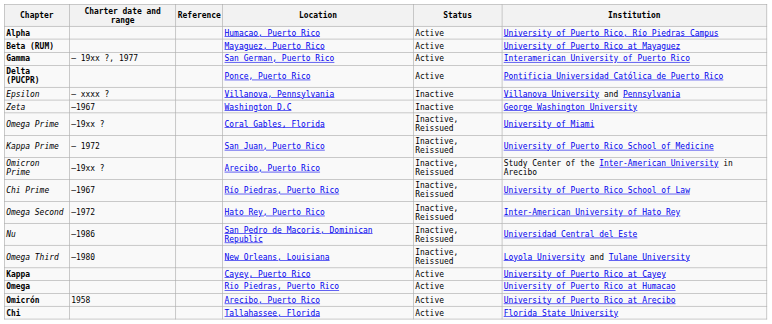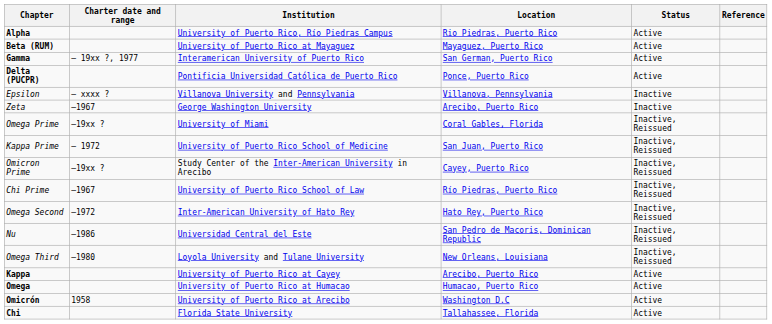columns swapped: (634, 15) <-> (199, 15)
(272, 33) Humacao, Puerto Rico -> (500, 33) Rio Piedras, Puerto Rico
(258, 107) Washington D.C -> (491, 107) Arecibo, Puerto Rico
(272, 168) Arecibo, Puerto Rico -> (486, 168) Cayey, Puerto Rico
(268, 274) Cayey, Puerto Rico -> (491, 274) Arecibo, Puerto Rico
(282, 287) Rio Piedras, Puerto Rico -> (491, 287) Humacao, Puerto Rico
(272, 300) Arecibo, Puerto Rico -> (476, 300) Washington D.C
